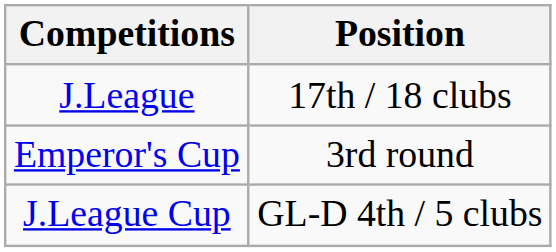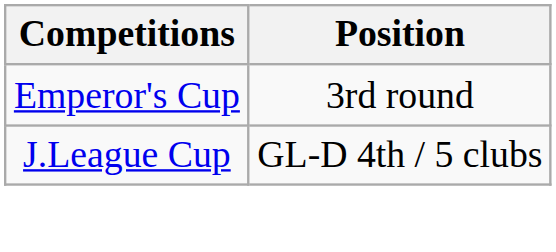- row: (127, 94)
